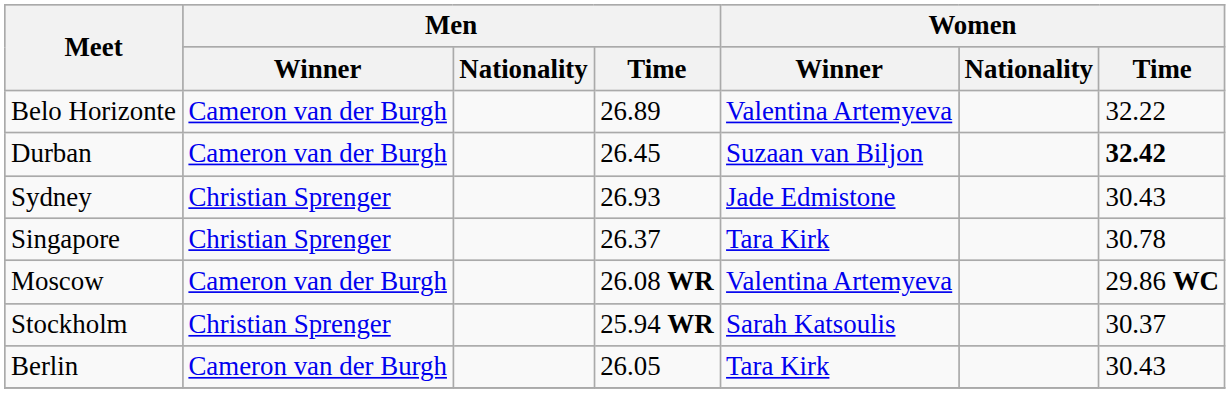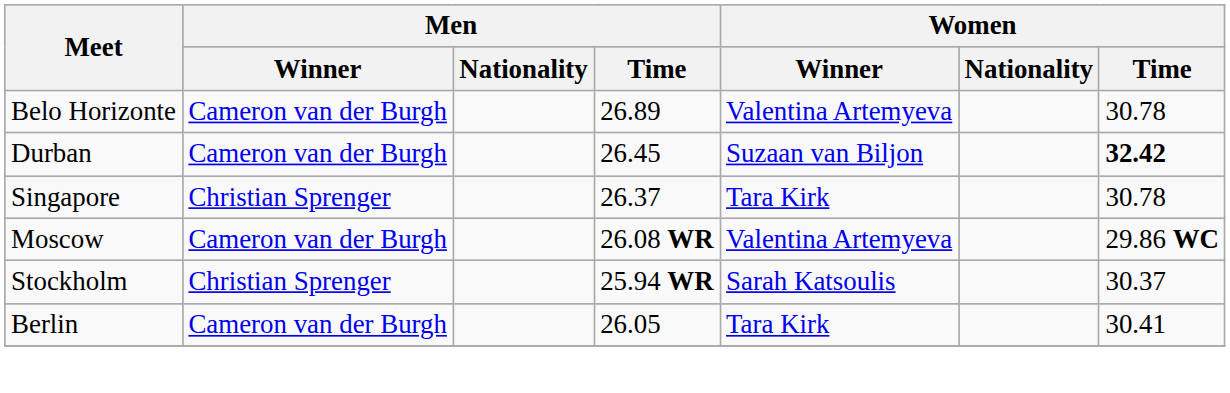(1136, 111) 32.22 -> (1136, 111) 30.78
- row: (51, 196)
(1136, 366) 30.43 -> (1136, 324) 30.41
